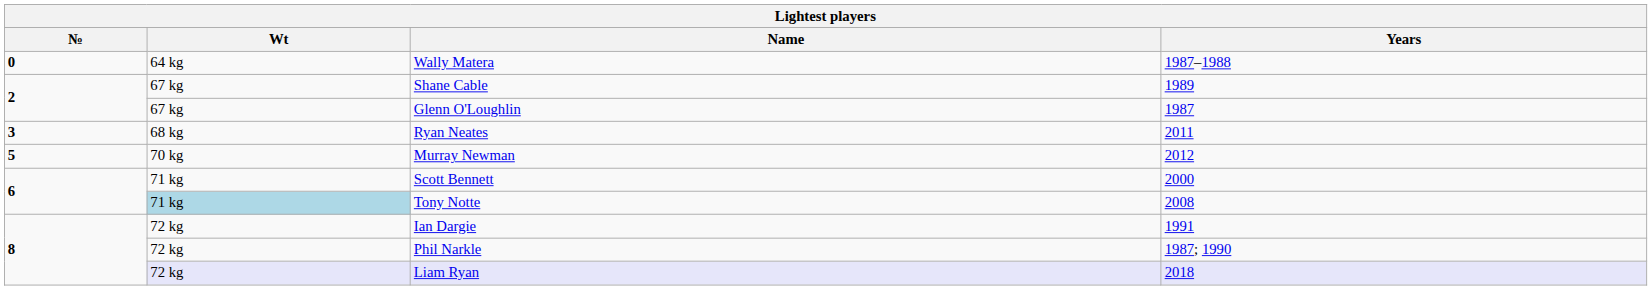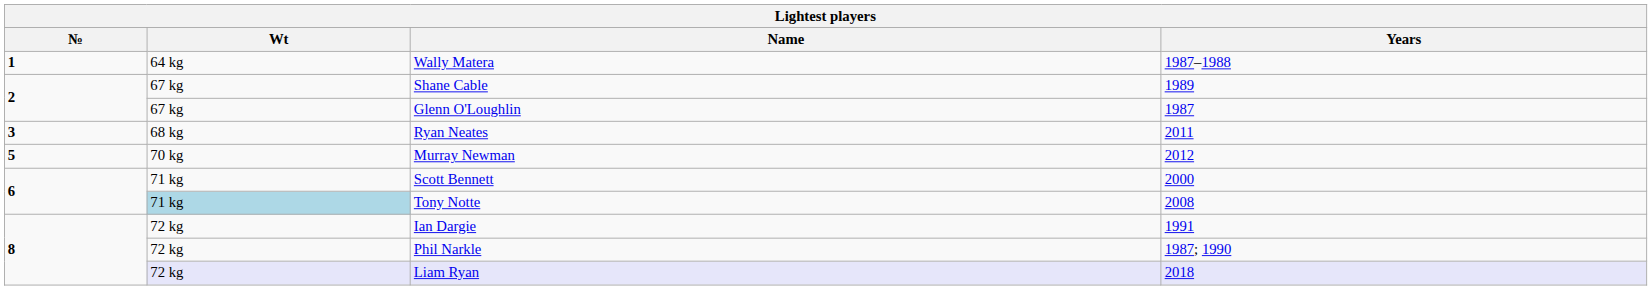(12, 62) 0 -> (12, 62) 1
